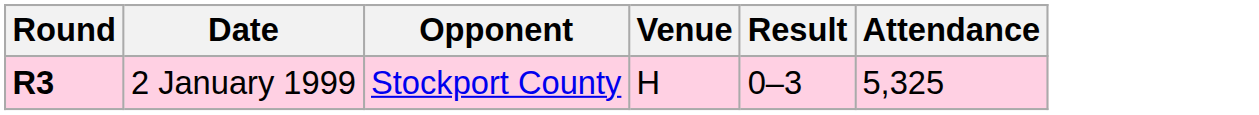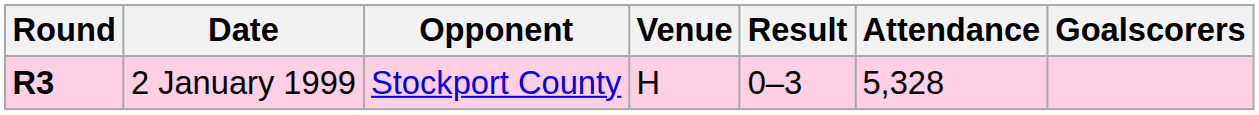+ column: (1150, 30)
(903, 82) 5,325 -> (903, 82) 5,328
